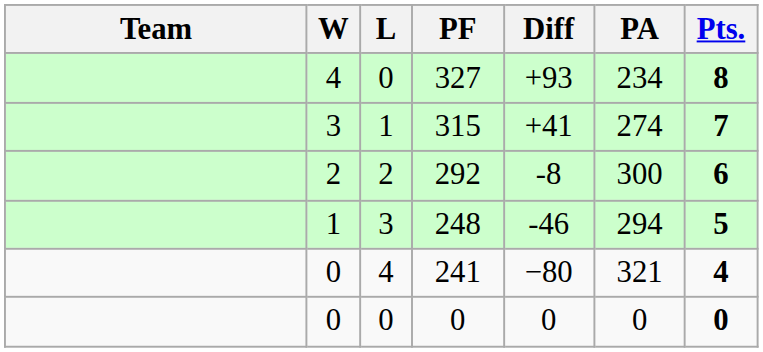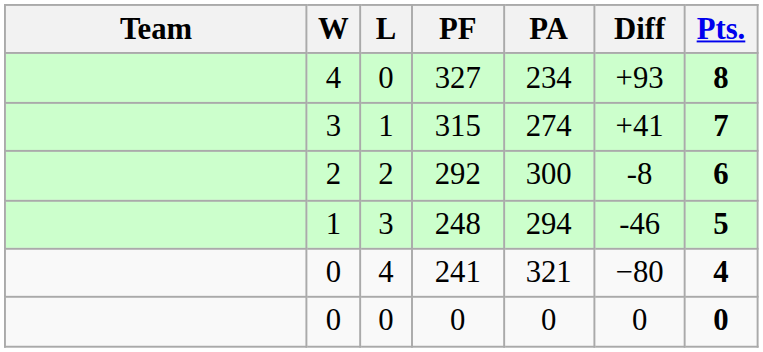columns swapped: (640, 28) <-> (549, 28)
